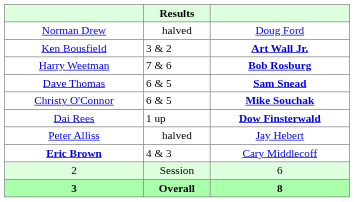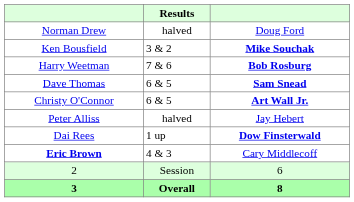(280, 48) Art Wall Jr. -> (280, 48) Mike Souchak
(280, 100) Mike Souchak -> (280, 100) Art Wall Jr.
rows swapped: (74, 118) <-> (74, 135)
